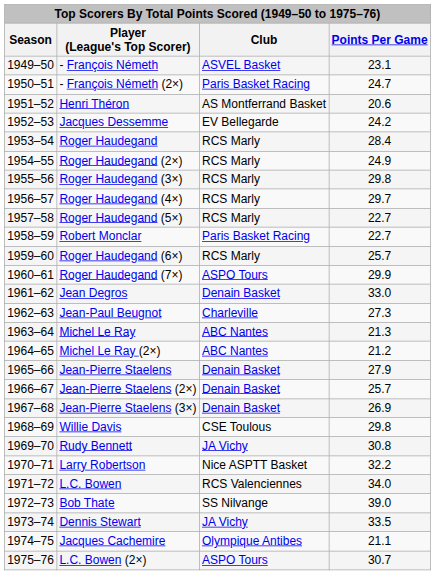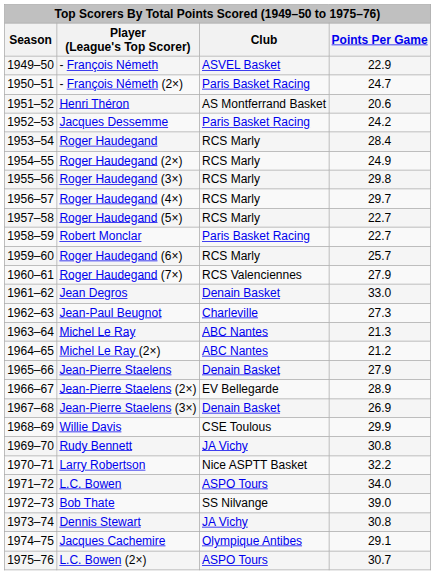(380, 65) 23.1 -> (380, 65) 22.9
(240, 122) EV Bellegarde -> (256, 122) Paris Basket Racing
(235, 274) ASPO Tours -> (252, 274) RCS Valenciennes
(380, 274) 29.9 -> (380, 274) 27.9
(241, 389) Denain Basket -> (240, 389) EV Bellegarde
(380, 389) 25.7 -> (380, 389) 28.9
(380, 427) 29.8 -> (380, 427) 29.9
(252, 484) RCS Valenciennes -> (235, 484) ASPO Tours
(380, 522) 33.5 -> (380, 522) 30.8
(380, 541) 21.1 -> (380, 541) 29.1
